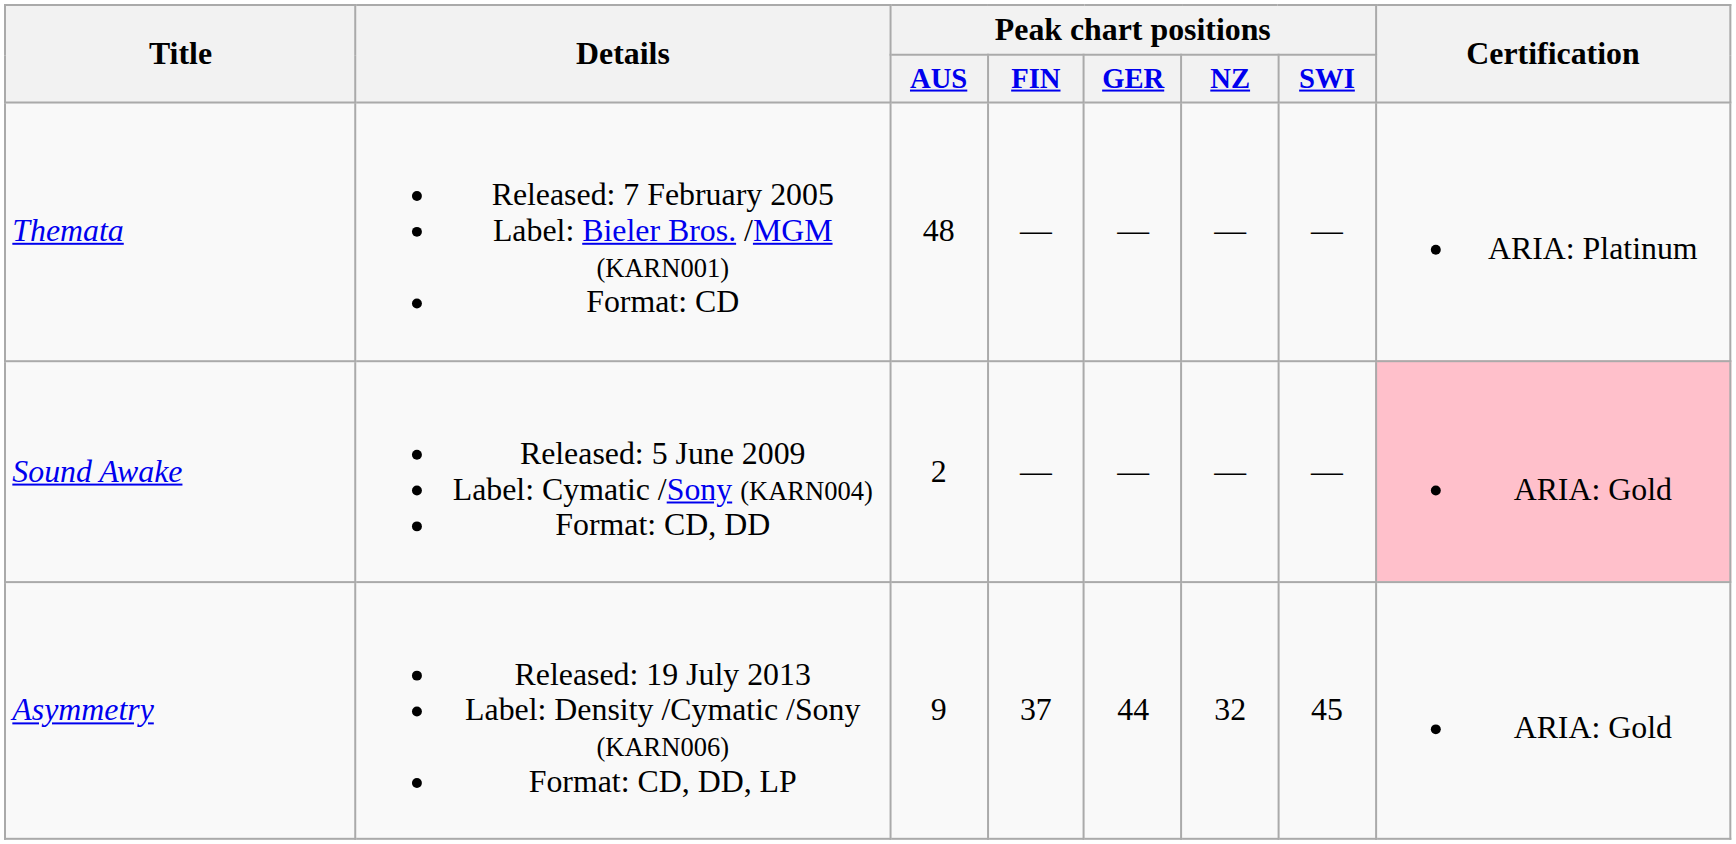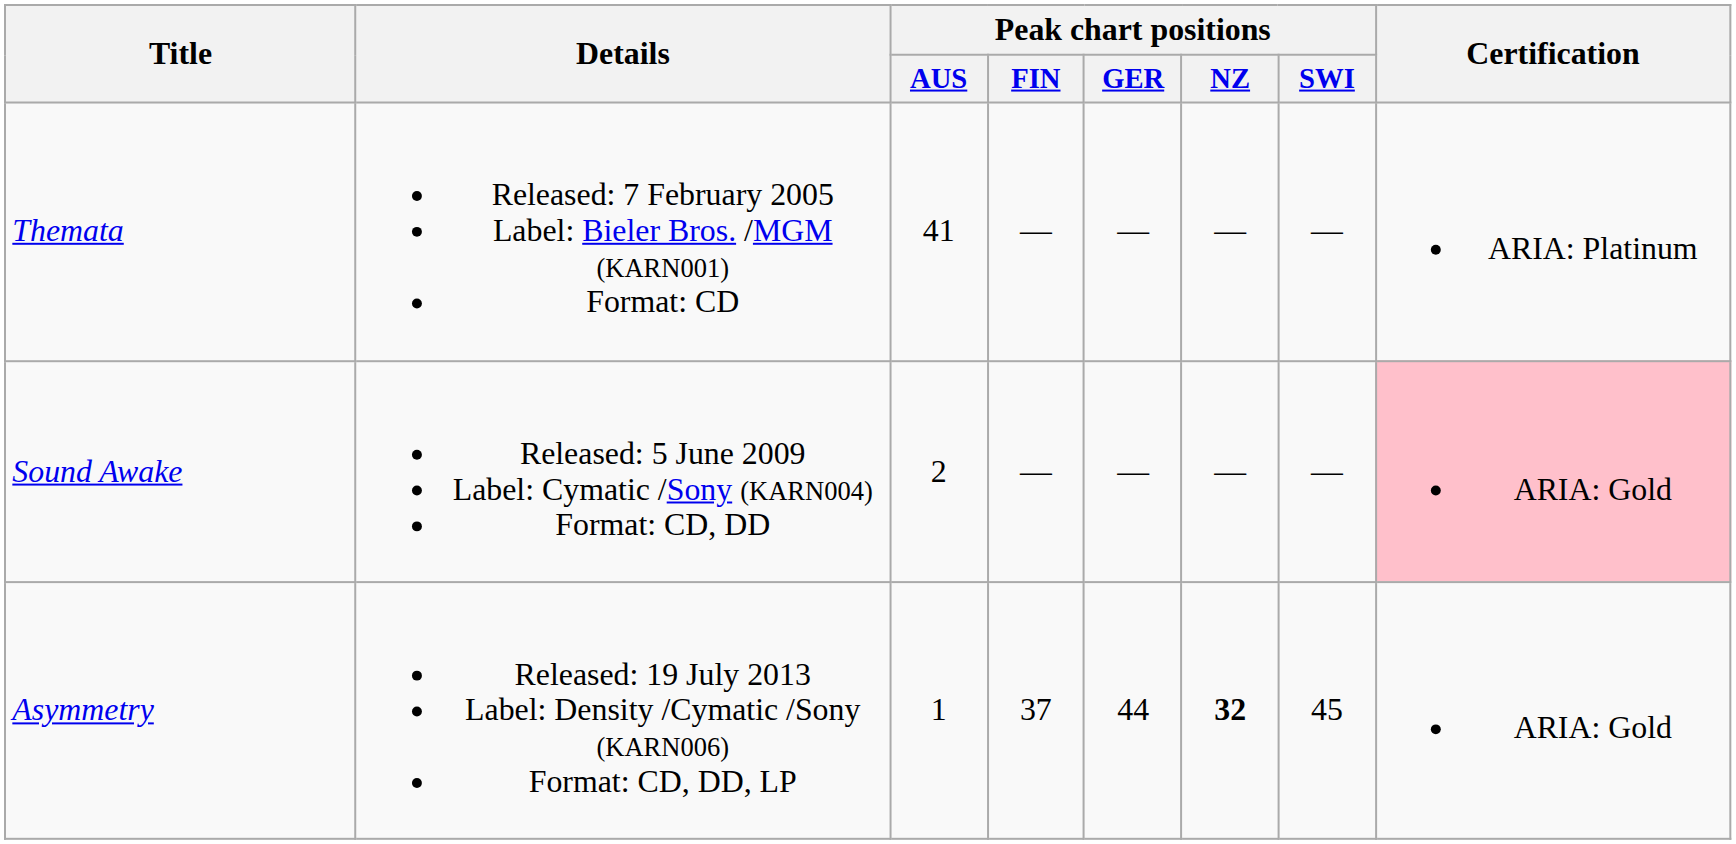(939, 230) 48 -> (939, 230) 41
(939, 710) 9 -> (939, 710) 1
(1230, 710) normal -> (1230, 710) bold
